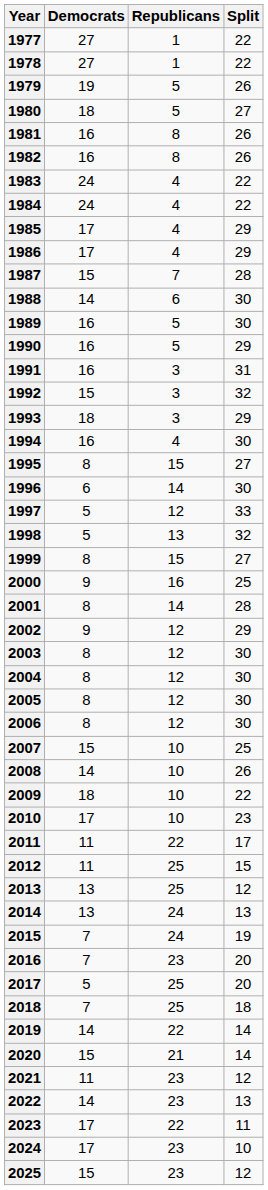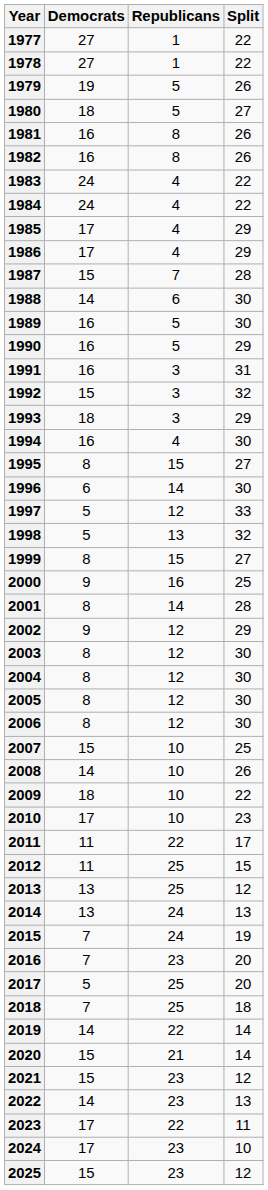(86, 1078) 11 -> (86, 1078) 15
